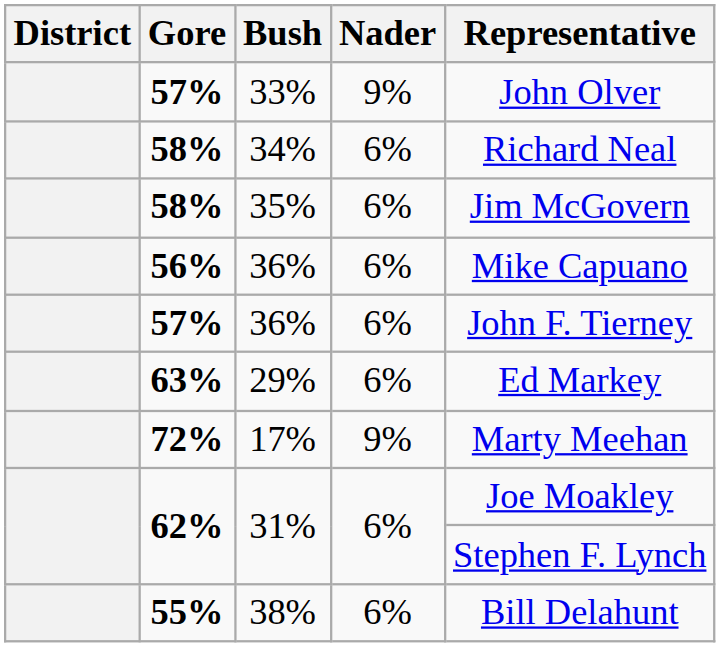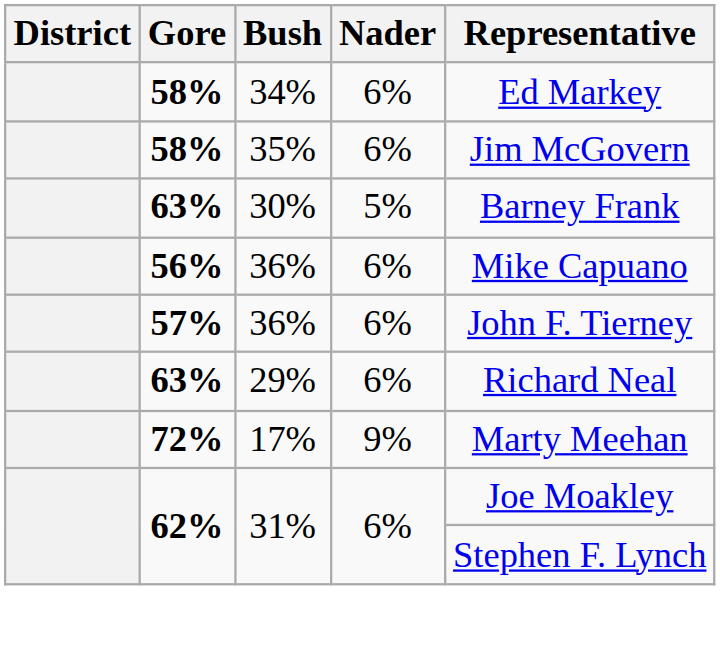- row: (187, 91)
(580, 149) Richard Neal -> (580, 91) Ed Markey
+ row: (187, 206)
(580, 380) Ed Markey -> (580, 380) Richard Neal
- row: (187, 611)
